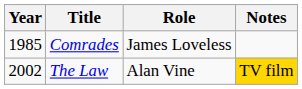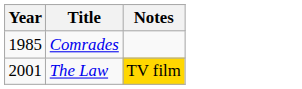- column: (179, 17)
(25, 71) 2002 -> (25, 71) 2001
